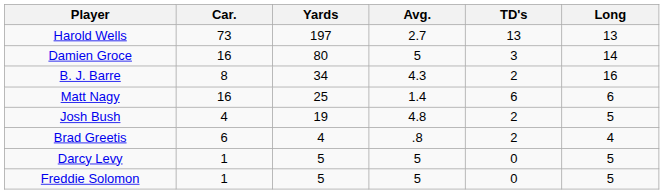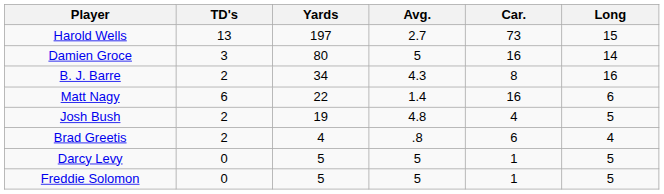columns swapped: (224, 14) <-> (514, 14)
(610, 35) 13 -> (610, 35) 15
(321, 96) 25 -> (321, 96) 22
